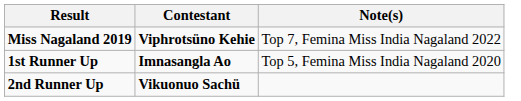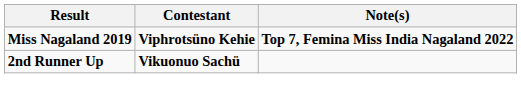(381, 38) normal -> (387, 38) bold
- row: (53, 61)
